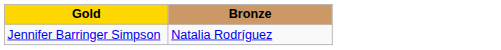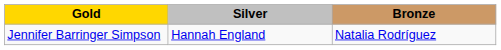+ column: (250, 14)
